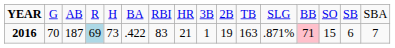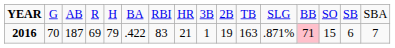(95, 33) lightblue background -> (95, 33) no background
(113, 33) 73 -> (113, 33) 79
